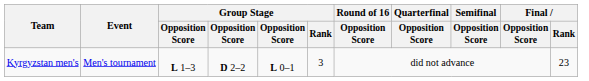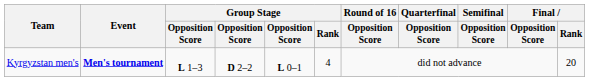(120, 62) normal -> (123, 62) bold
(321, 62) 3 -> (328, 62) 4
(564, 62) 23 -> (571, 62) 20
